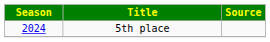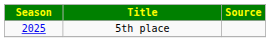(34, 29) 2024 -> (34, 29) 2025
